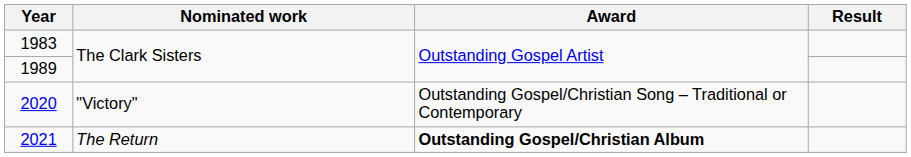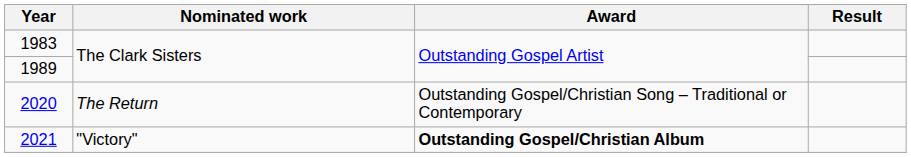(107, 104) "Victory" -> (117, 104) The Return
(117, 139) The Return -> (107, 139) "Victory"
